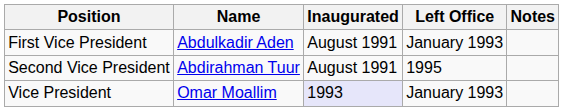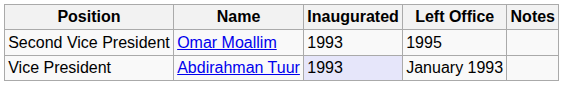- row: (77, 42)
(239, 67) Abdirahman Tuur -> (227, 42) Omar Moallim
(352, 67) August 1991 -> (325, 42) 1993
(227, 93) Omar Moallim -> (239, 67) Abdirahman Tuur
